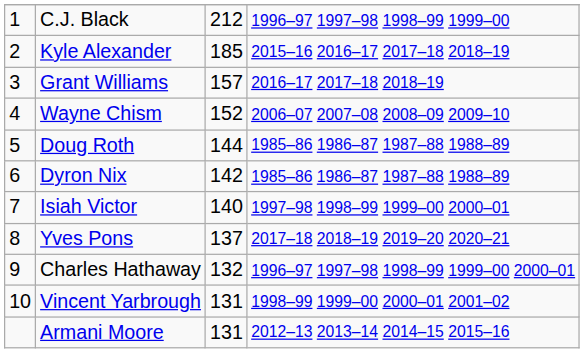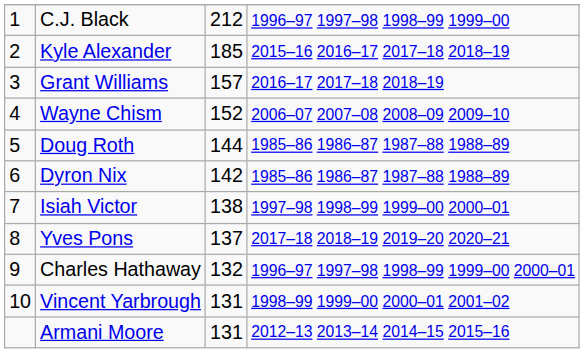(226, 207) 140 -> (226, 207) 138
